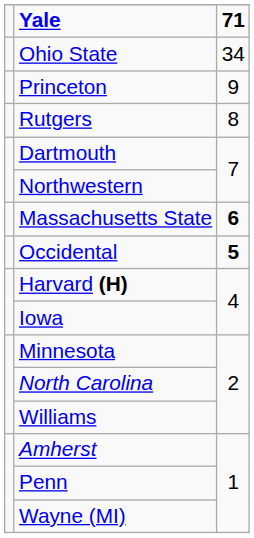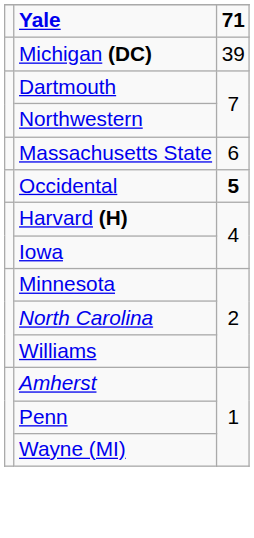+ row: (85, 53)
- row: (68, 53)
- row: (63, 86)
- row: (55, 119)
(233, 218) bold -> (233, 152) normal
